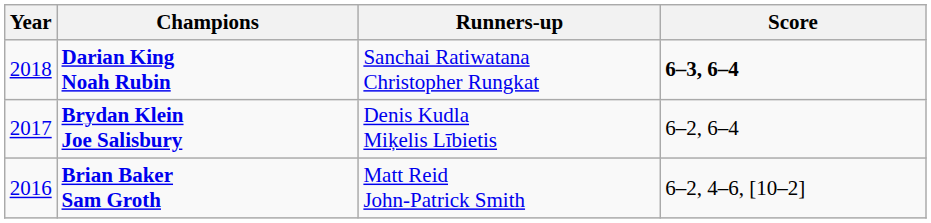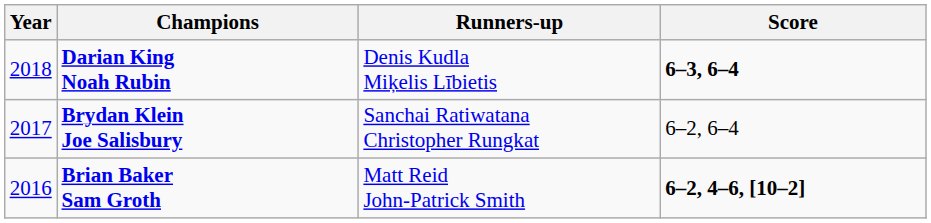(451, 69) Sanchai Ratiwatana Christopher Rungkat -> (430, 69) Denis Kudla Miķelis Lībietis
(430, 128) Denis Kudla Miķelis Lībietis -> (451, 128) Sanchai Ratiwatana Christopher Rungkat
(735, 188) normal -> (735, 188) bold
